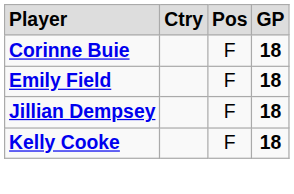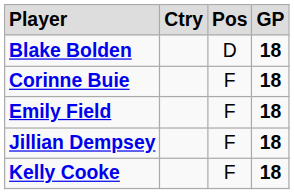+ row: (70, 50)
